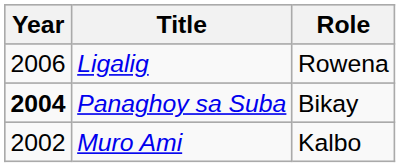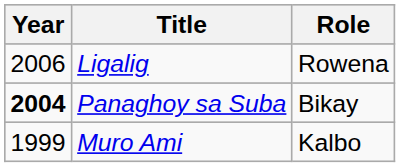(38, 142) 2002 -> (38, 142) 1999
